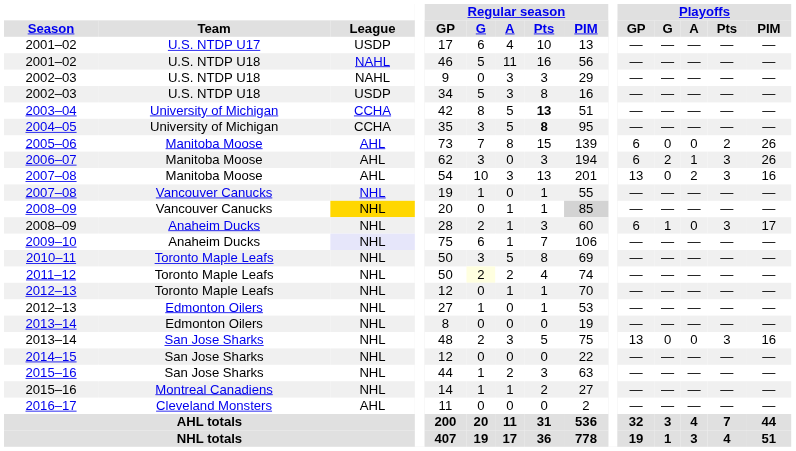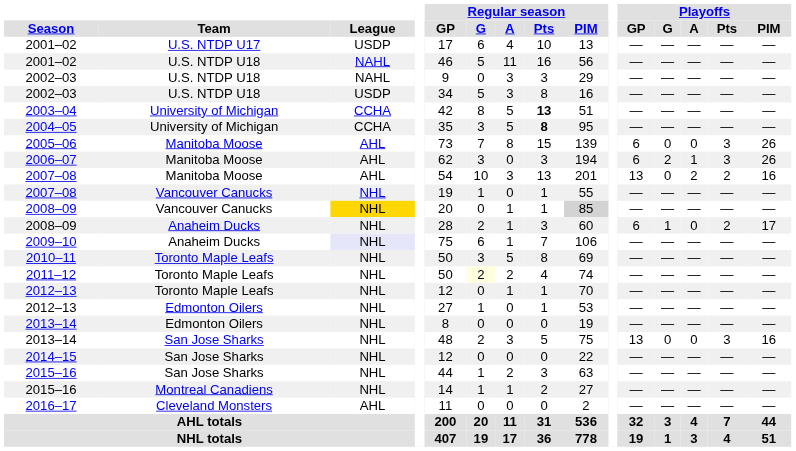(727, 143) 2 -> (727, 143) 3
(727, 176) 3 -> (727, 176) 2
(727, 225) 3 -> (727, 225) 2
